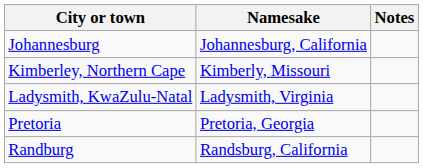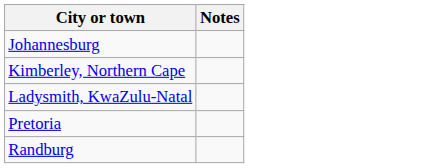- column: (283, 17)
